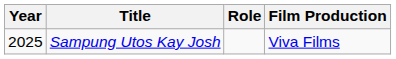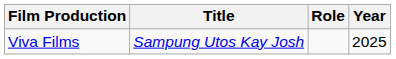columns swapped: (25, 16) <-> (328, 16)
